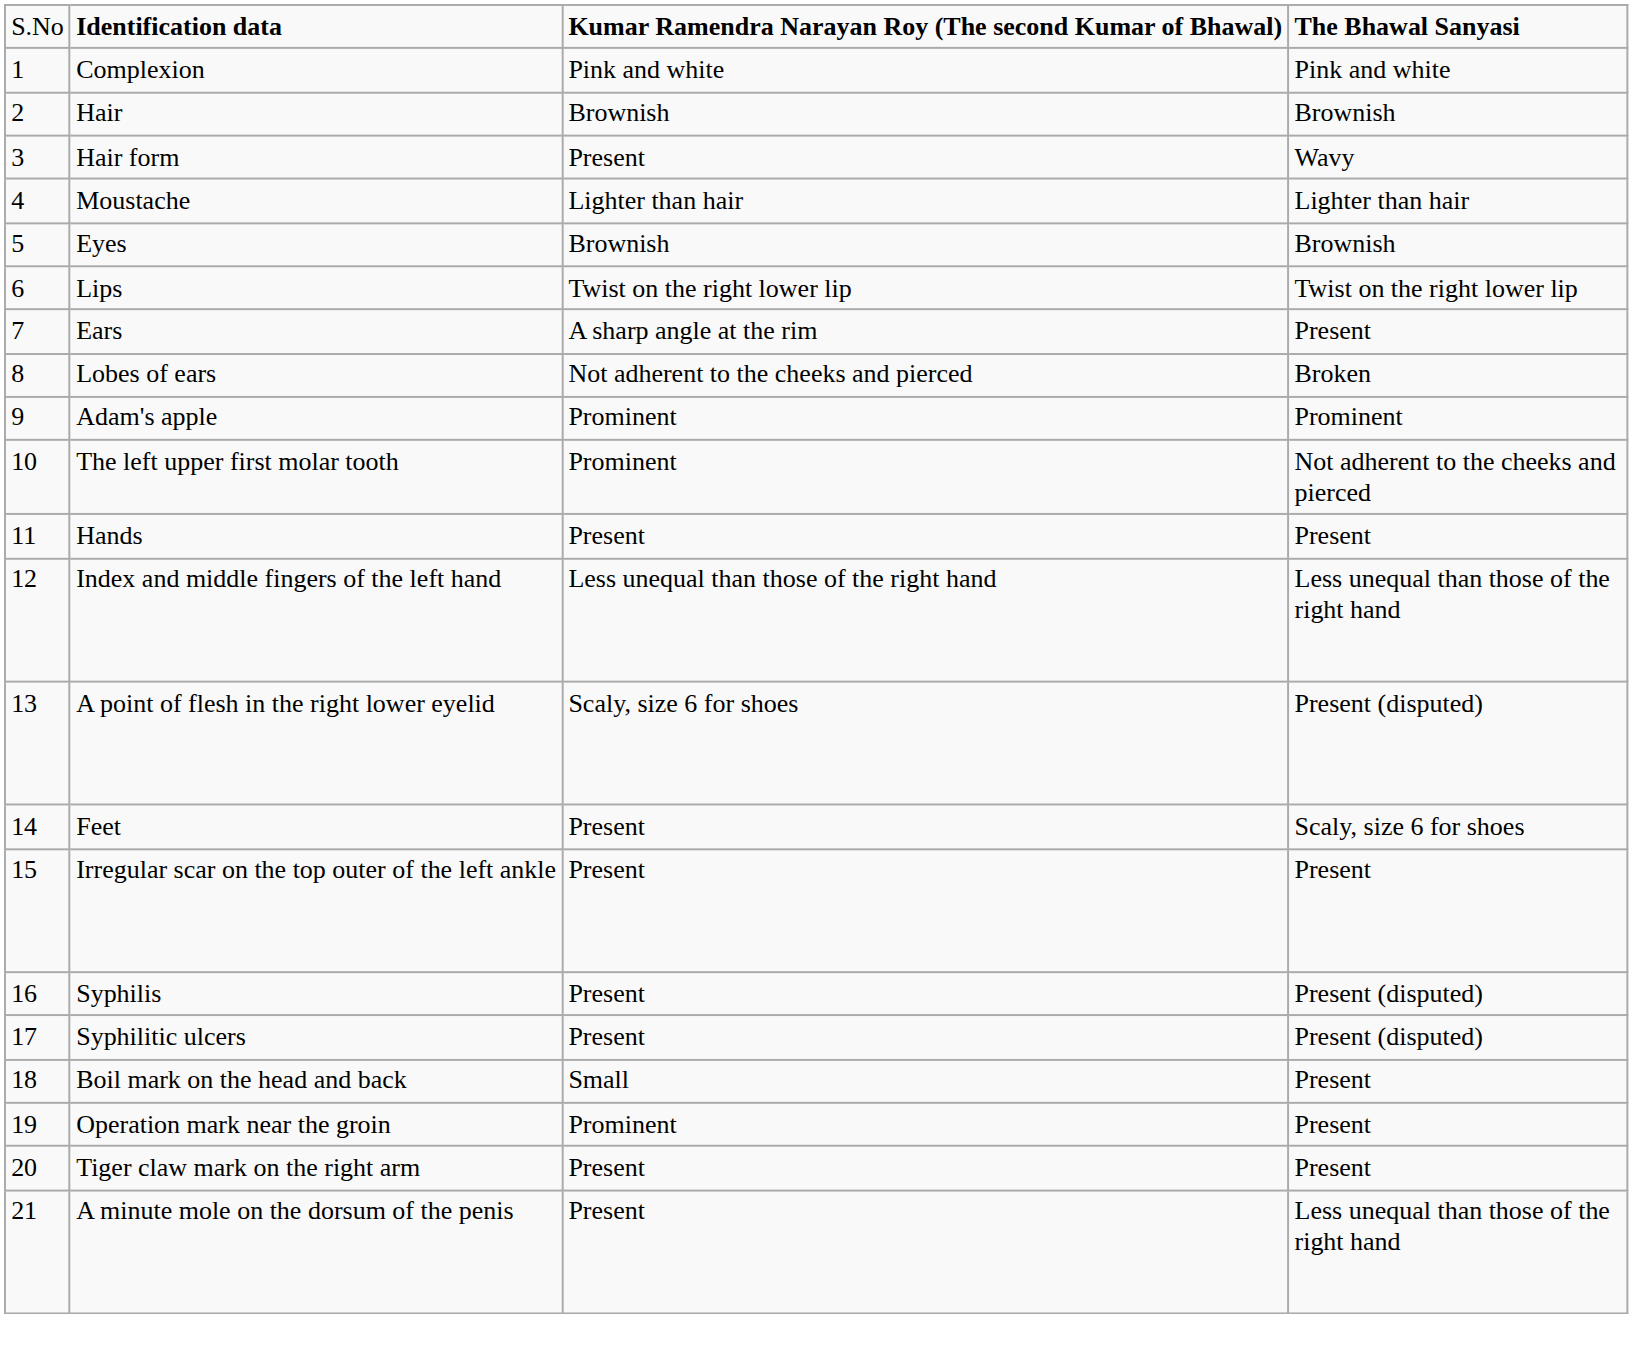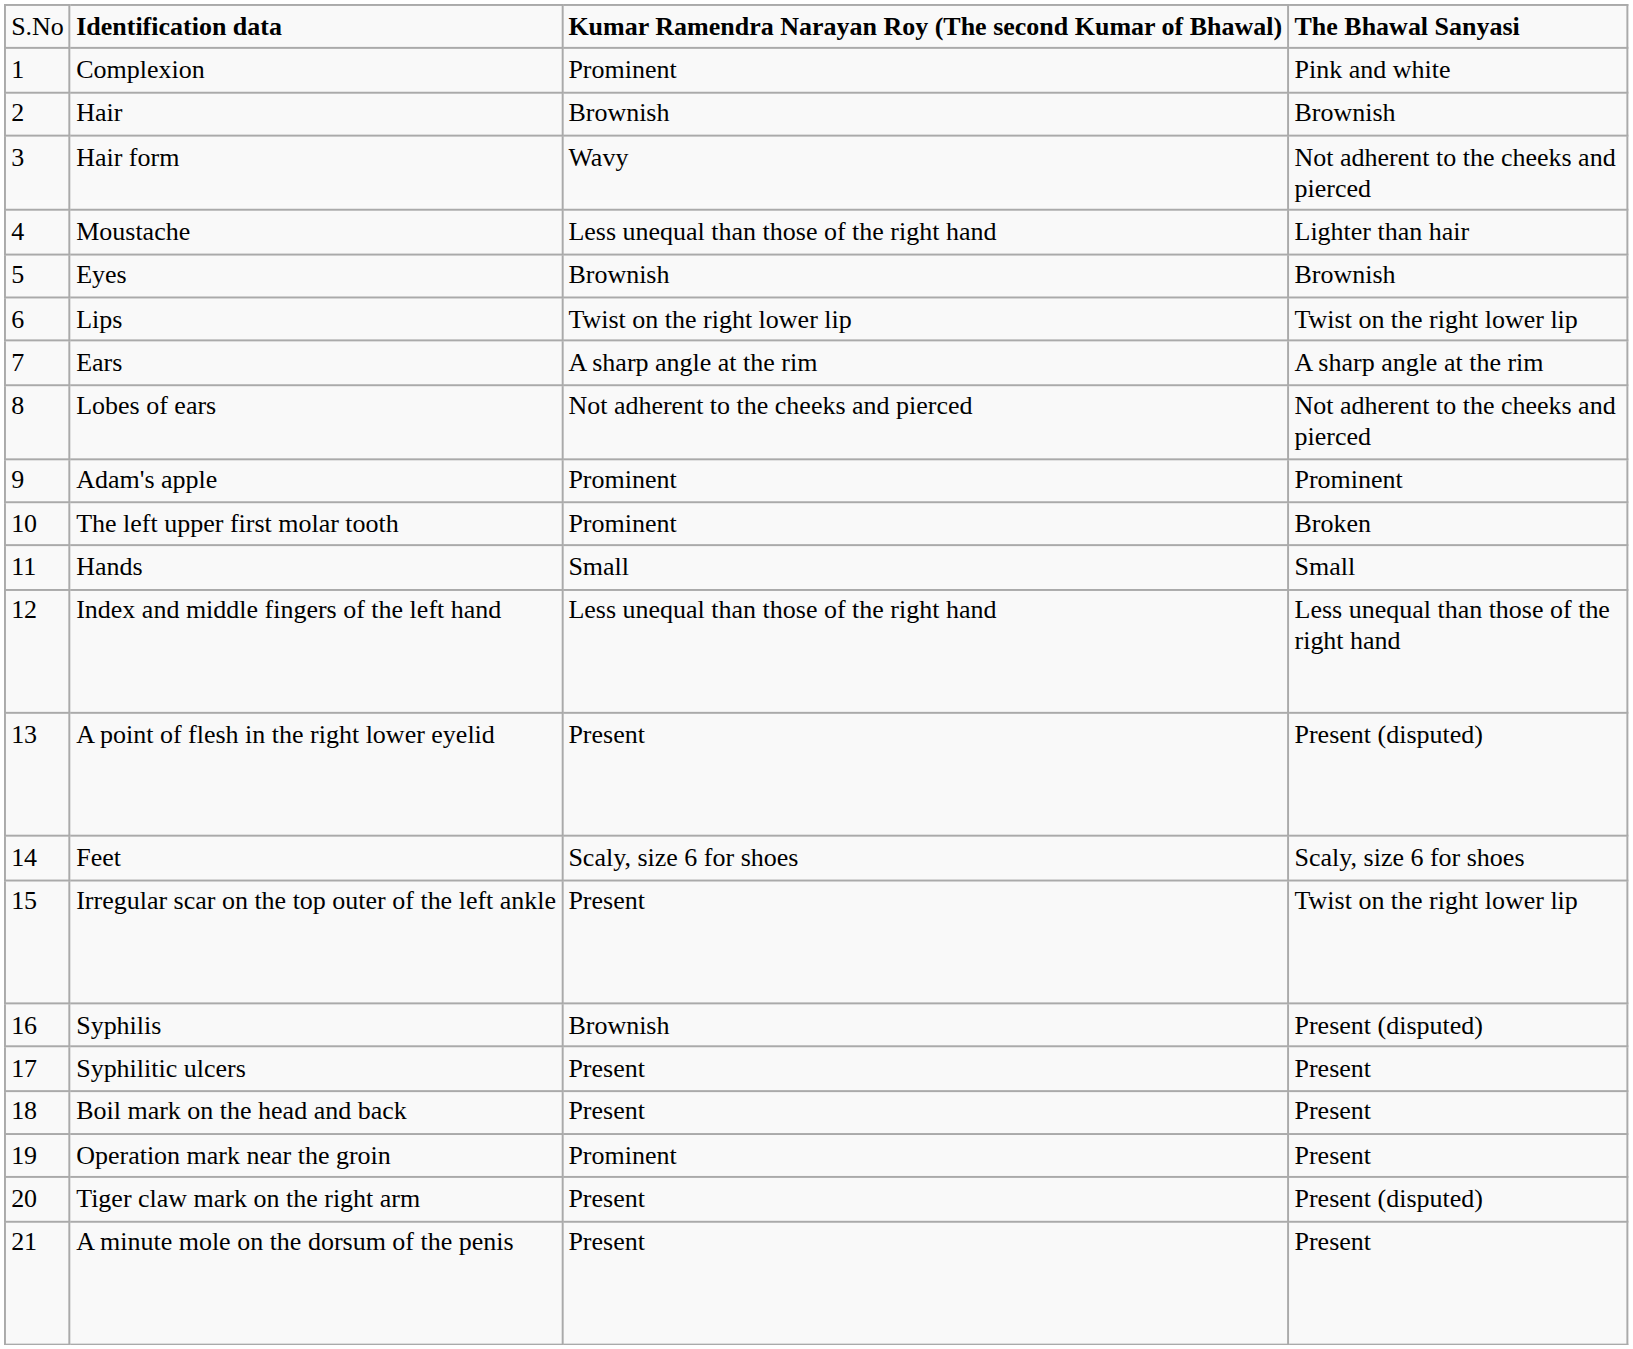(646, 69) Pink and white -> (623, 69) Prominent
(607, 156) Present -> (598, 156) Wavy
(1325, 156) Wavy -> (1455, 172) Not adherent to the cheeks and pierced
(656, 200) Lighter than hair -> (782, 231) Less unequal than those of the right hand
(1333, 330) Present -> (1419, 362) A sharp angle at the rim
(1333, 374) Broken -> (1455, 421) Not adherent to the cheeks and pierced
(1455, 476) Not adherent to the cheeks and pierced -> (1333, 523) Broken
(607, 536) Present -> (599, 567) Small
(1333, 536) Present -> (1325, 567) Small
(683, 703) Scaly, size 6 for shoes -> (607, 734) Present
(607, 826) Present -> (683, 857) Scaly, size 6 for shoes
(1333, 869) Present -> (1436, 901) Twist on the right lower lip
(607, 993) Present -> (619, 1024) Brownish
(1389, 1036) Present (disputed) -> (1333, 1068) Present
(599, 1080) Small -> (607, 1111) Present
(1333, 1167) Present -> (1389, 1198) Present (disputed)
(1452, 1226) Less unequal than those of the right hand -> (1333, 1242) Present
